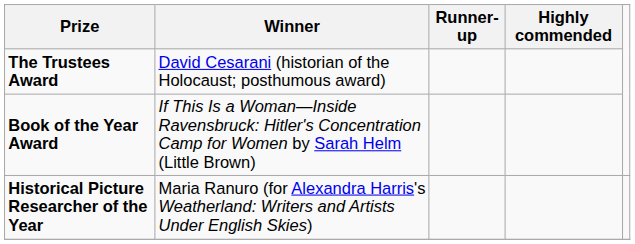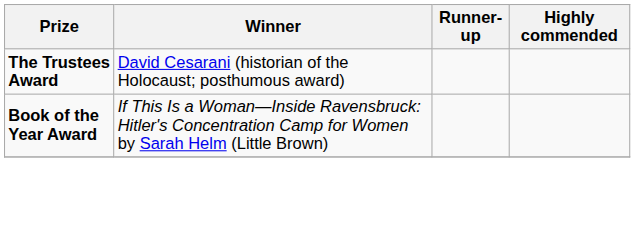- row: (78, 207)
